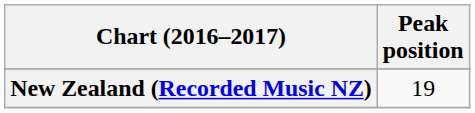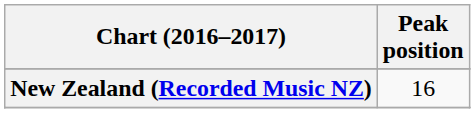(423, 88) 19 -> (423, 88) 16
